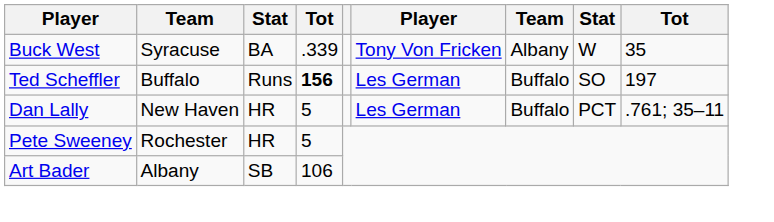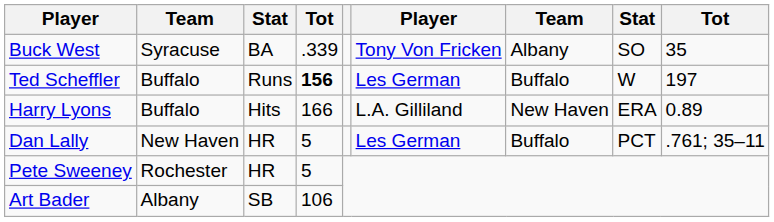(587, 49) W -> (631, 49) SO
(592, 79) SO -> (627, 79) W
+ row: (60, 110)
